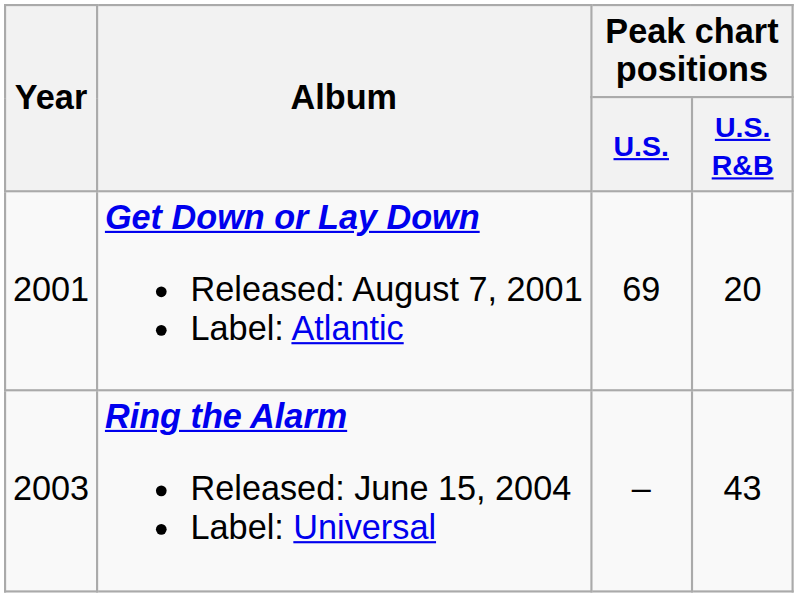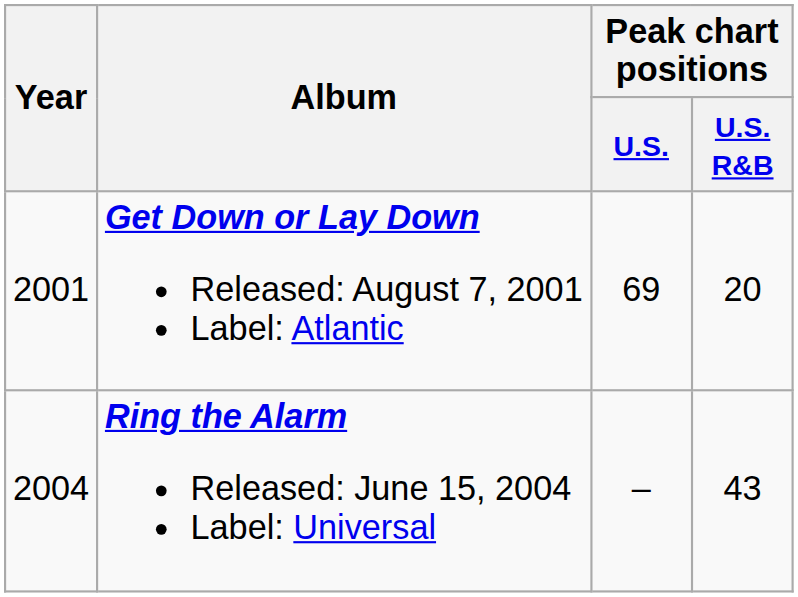(51, 489) 2003 -> (51, 489) 2004
